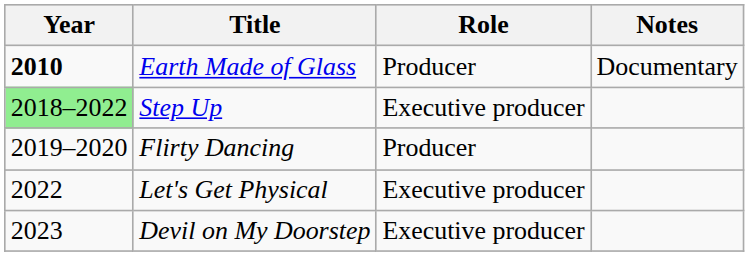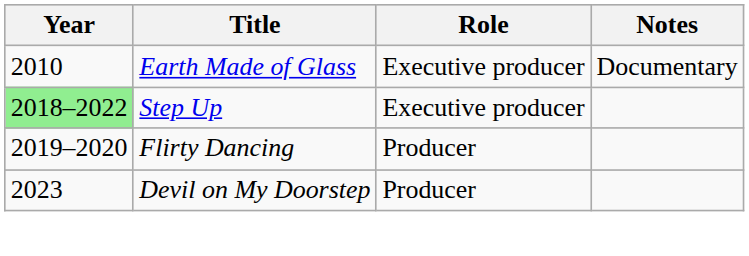(37, 66) bold -> (37, 66) normal
(429, 66) Producer -> (484, 66) Executive producer
- row: (234, 189)
(484, 230) Executive producer -> (429, 189) Producer
